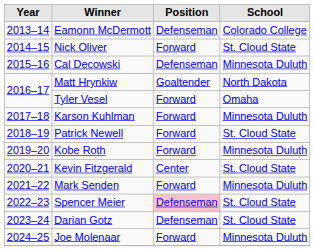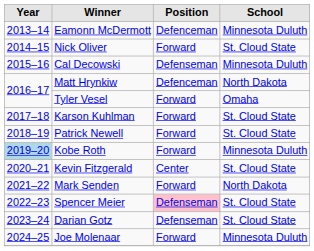(187, 30) Defenseman -> (187, 30) Defenceman
(265, 30) Colorado College -> (265, 30) Minnesota Duluth
(183, 82) Goaltender -> (187, 82) Defenceman
(265, 116) Minnesota Duluth -> (259, 116) St. Cloud State
(28, 151) no background -> (28, 151) lightblue background
(265, 185) Minnesota Duluth -> (255, 185) North Dakota
